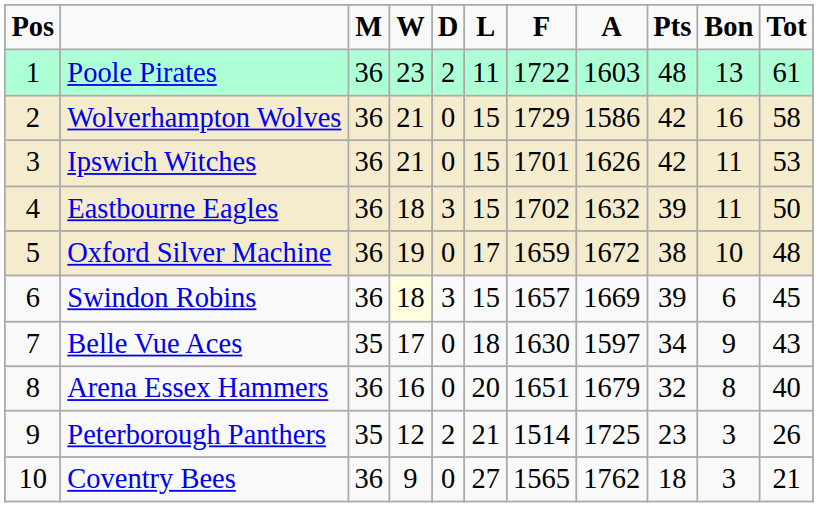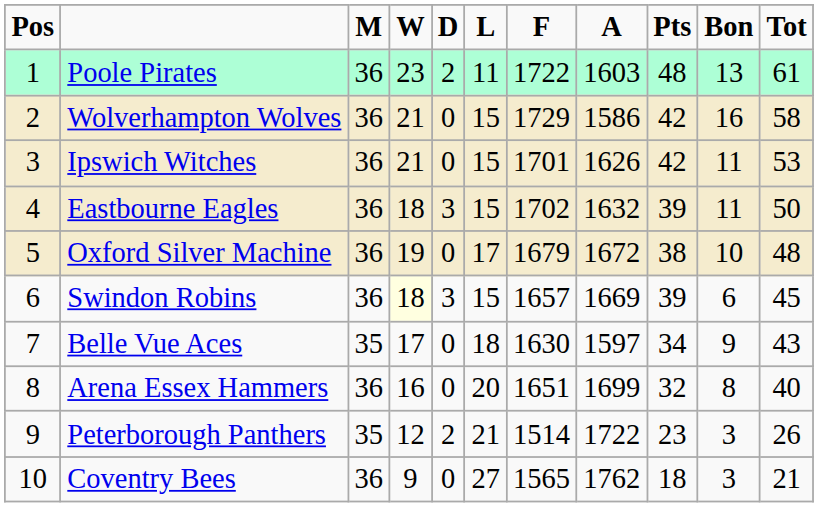(542, 252) 1659 -> (542, 252) 1679
(612, 388) 1679 -> (612, 388) 1699
(612, 433) 1725 -> (612, 433) 1722
